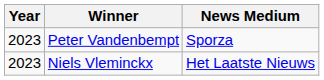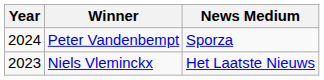(24, 39) 2023 -> (24, 39) 2024
